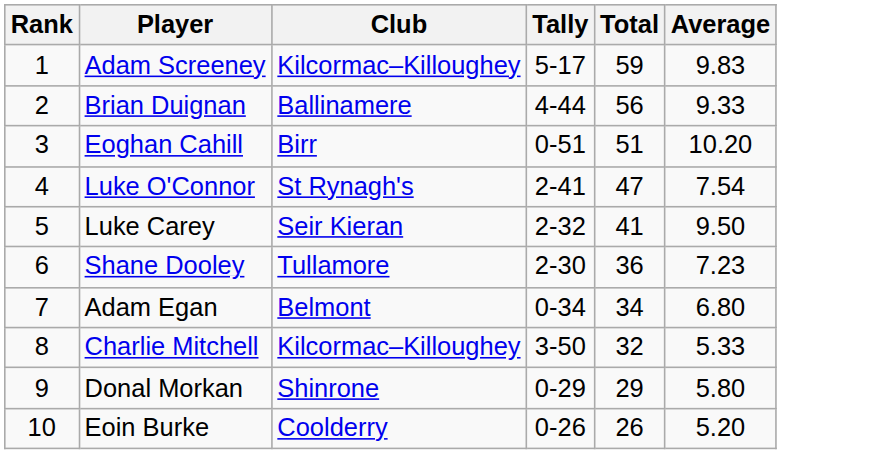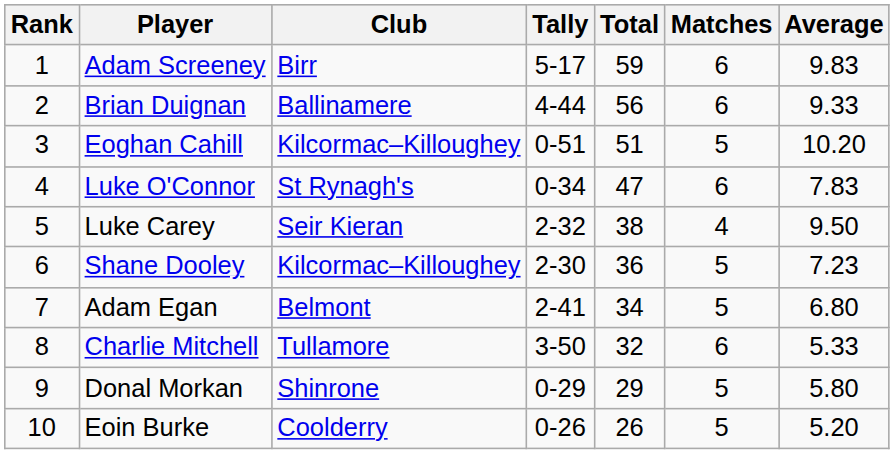+ column: (722, 24)
(399, 65) Kilcormac–Killoughey -> (297, 65) Birr
(297, 145) Birr -> (399, 145) Kilcormac–Killoughey
(560, 186) 2-41 -> (560, 186) 0-34
(720, 186) 7.54 -> (834, 186) 7.83
(630, 226) 41 -> (630, 226) 38
(333, 266) Tullamore -> (399, 266) Kilcormac–Killoughey
(560, 307) 0-34 -> (560, 307) 2-41
(399, 347) Kilcormac–Killoughey -> (333, 347) Tullamore
